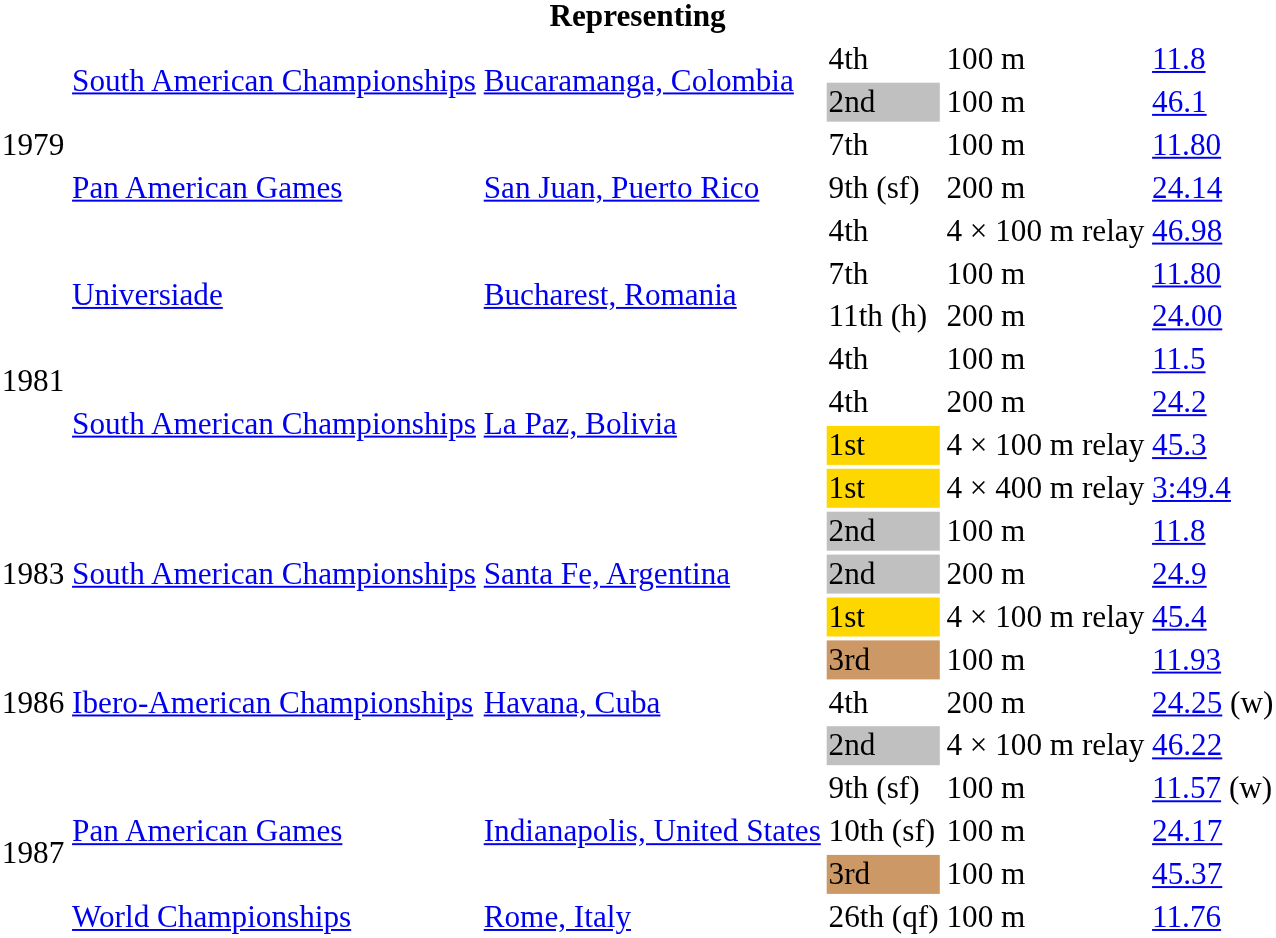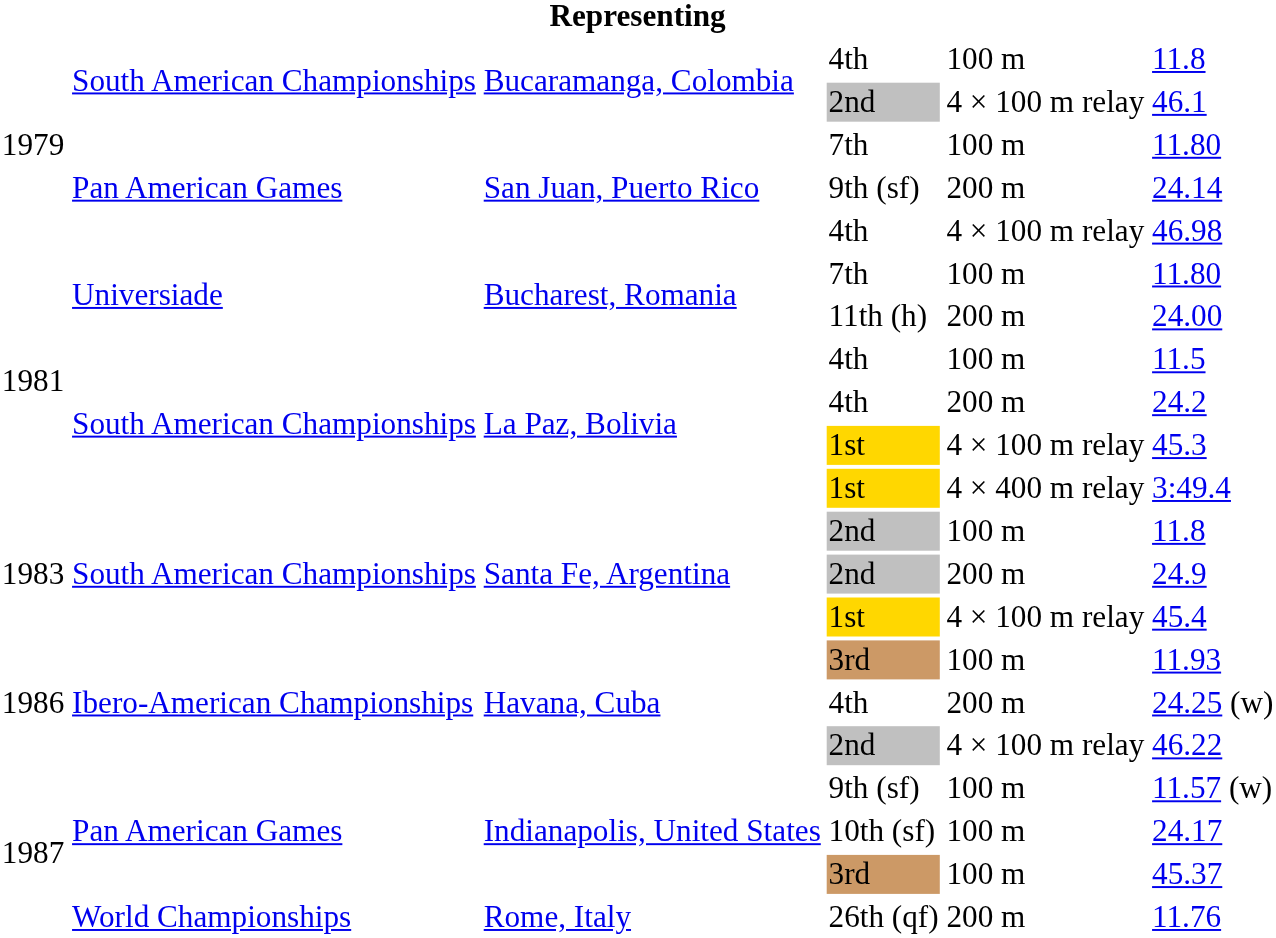(986, 101) 100 m -> (1045, 101) 4 × 100 m relay
(986, 916) 100 m -> (986, 916) 200 m
